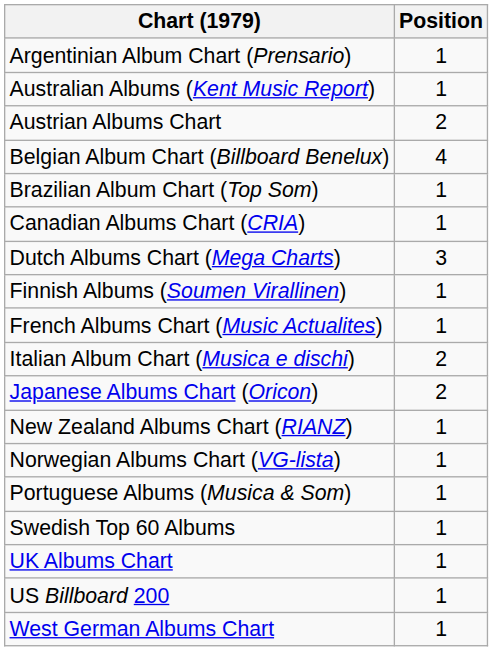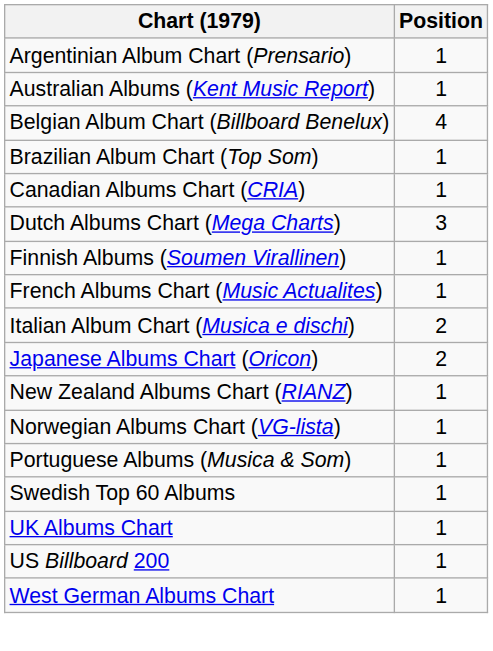- row: (115, 122)
